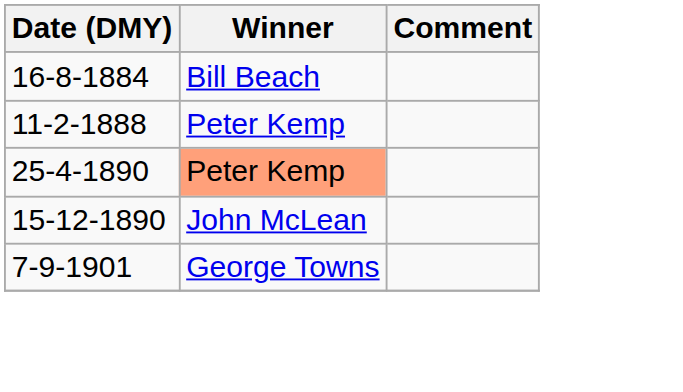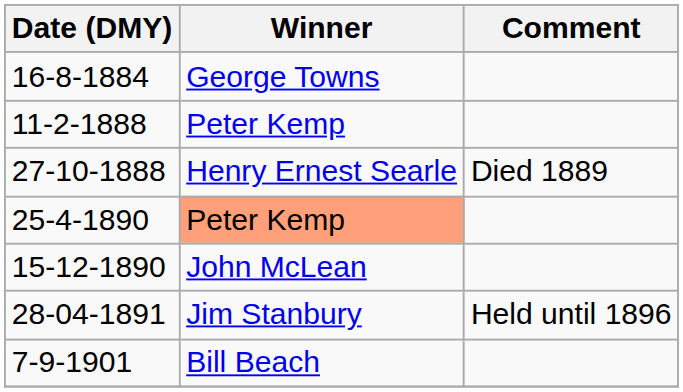(253, 76) Bill Beach -> (283, 76) George Towns
+ row: (89, 171)
+ row: (89, 314)
(283, 266) George Towns -> (253, 362) Bill Beach
